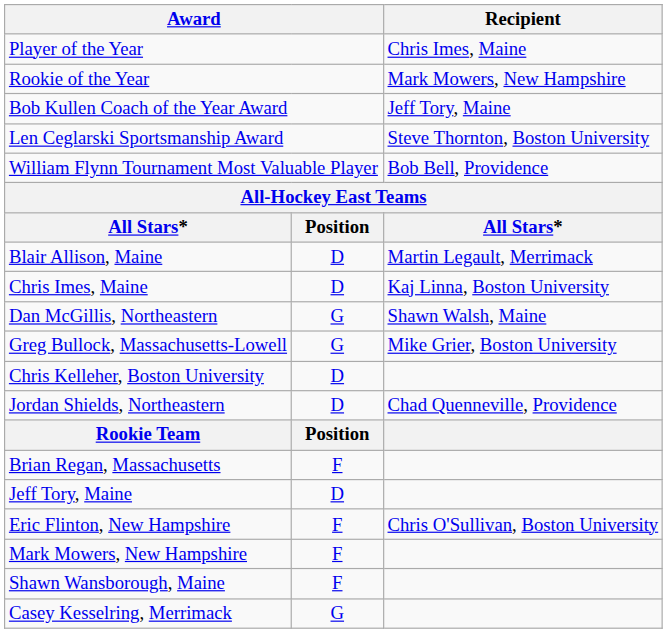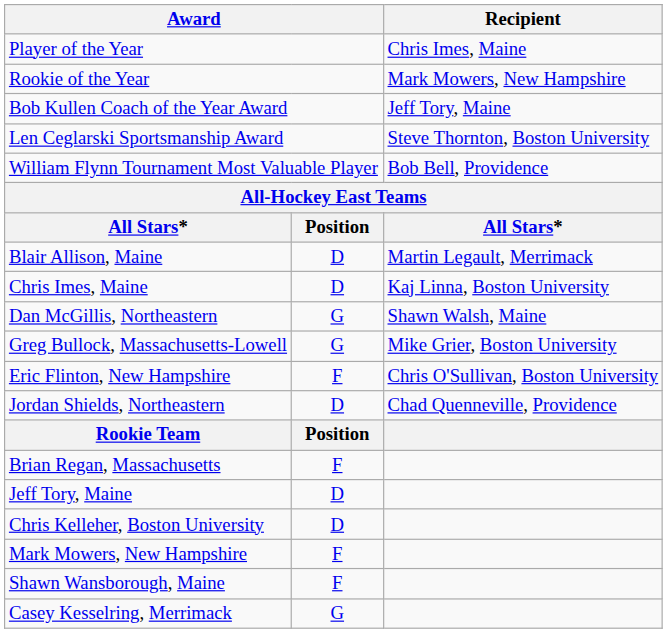rows swapped: (120, 524) <-> (136, 375)
